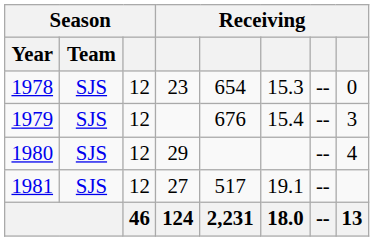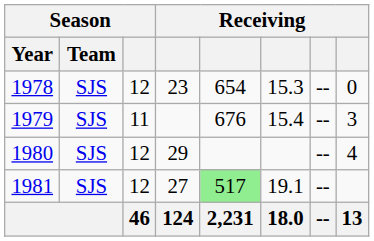(139, 119) 12 -> (139, 119) 11
(230, 185) no background -> (230, 185) lightgreen background
